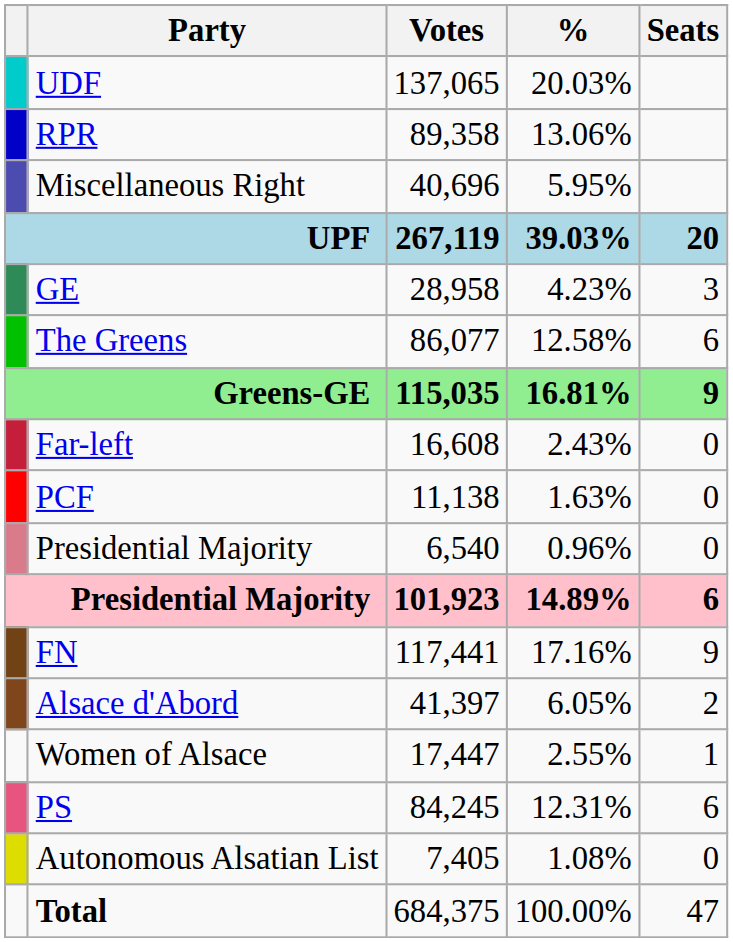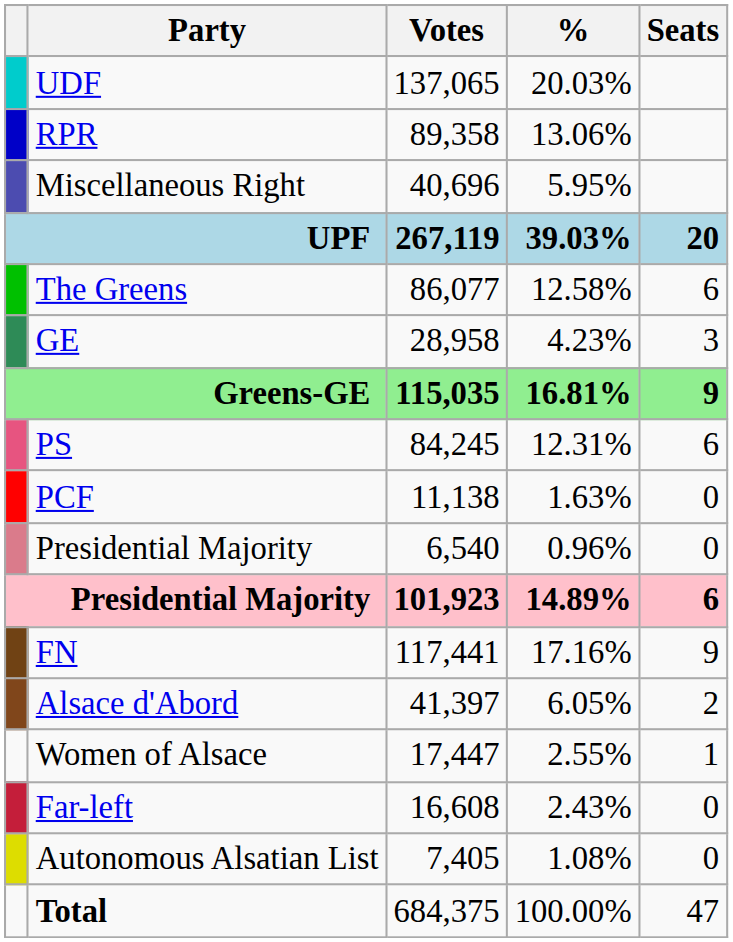rows swapped: (111, 340) <-> (58, 289)
rows swapped: (54, 806) <-> (84, 444)
